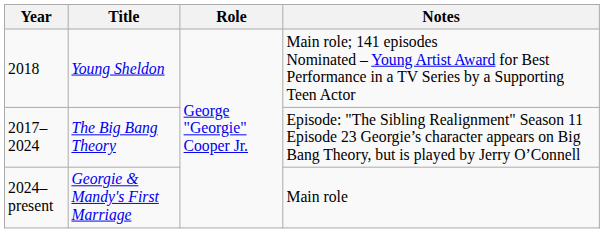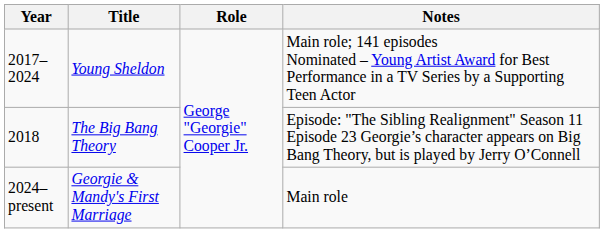(24, 68) 2018 -> (28, 68) 2017–2024
(28, 137) 2017–2024 -> (24, 137) 2018
